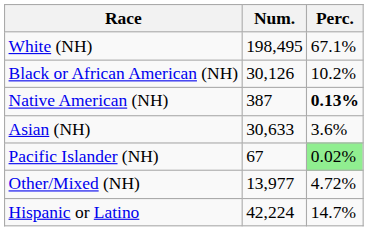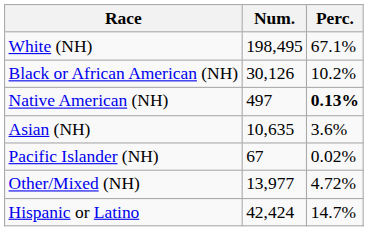(259, 101) 387 -> (259, 101) 497
(270, 128) 30,633 -> (270, 128) 10,635
(333, 156) lightgreen background -> (333, 156) no background
(270, 211) 42,224 -> (270, 211) 42,424
